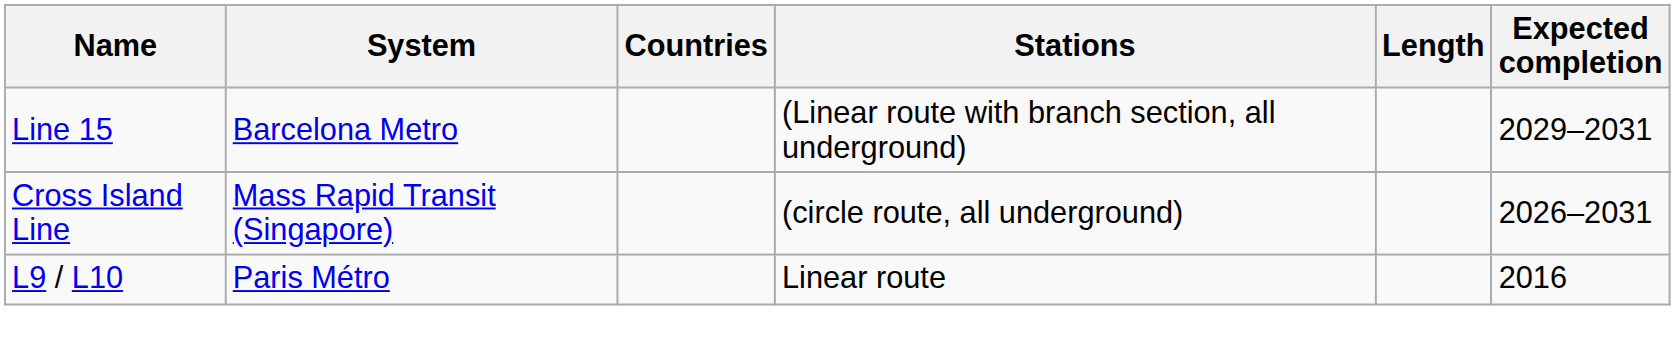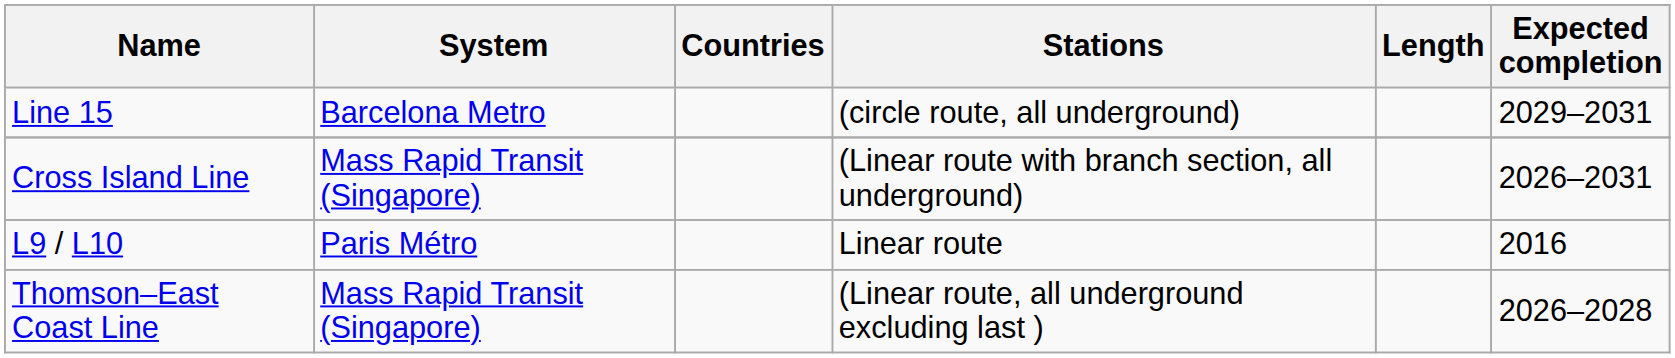(1029, 129) (Linear route with branch section, all underground) -> (1039, 112) (circle route, all underground)
(983, 212) (circle route, all underground) -> (1086, 178) (Linear route with branch section, all underground)
+ row: (115, 310)
